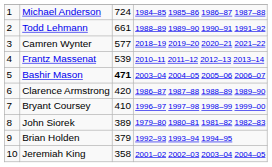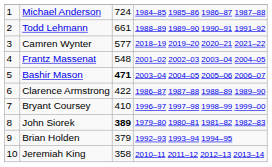(123, 59) 539 -> (123, 59) 548
(200, 59) 2010–11 2011–12 2012–13 2013–14 -> (200, 59) 2001–02 2002–03 2003–04 2004–05
(123, 91) 420 -> (123, 91) 422
(123, 122) normal -> (123, 122) bold
(200, 154) 2001–02 2002–03 2003–04 2004–05 -> (200, 154) 2010–11 2011–12 2012–13 2013–14
